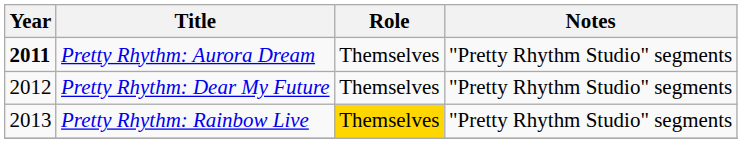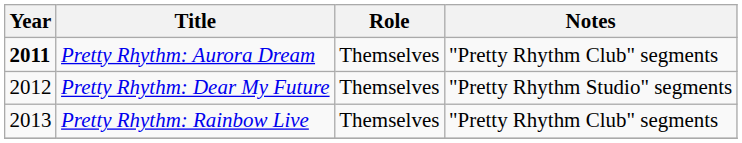(591, 54) "Pretty Rhythm Studio" segments -> (584, 54) "Pretty Rhythm Club" segments
(389, 120) gold background -> (389, 120) no background
(591, 120) "Pretty Rhythm Studio" segments -> (584, 120) "Pretty Rhythm Club" segments
